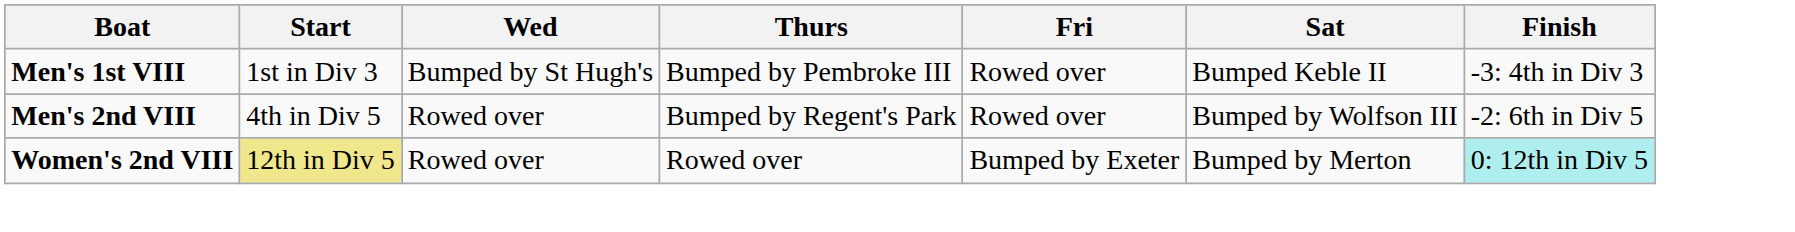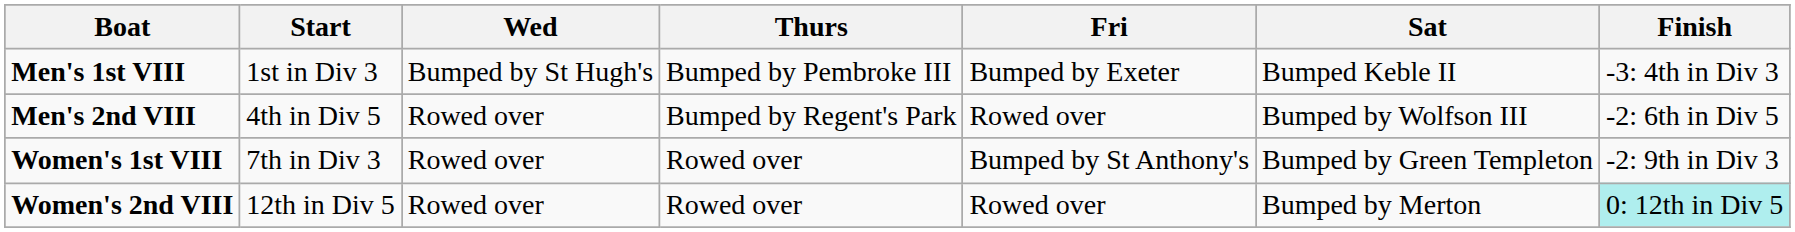(1037, 71) Rowed over -> (1074, 71) Bumped by Exeter
+ row: (117, 159)
(321, 159) khaki background -> (321, 204) no background
(1074, 159) Bumped by Exeter -> (1037, 204) Rowed over
